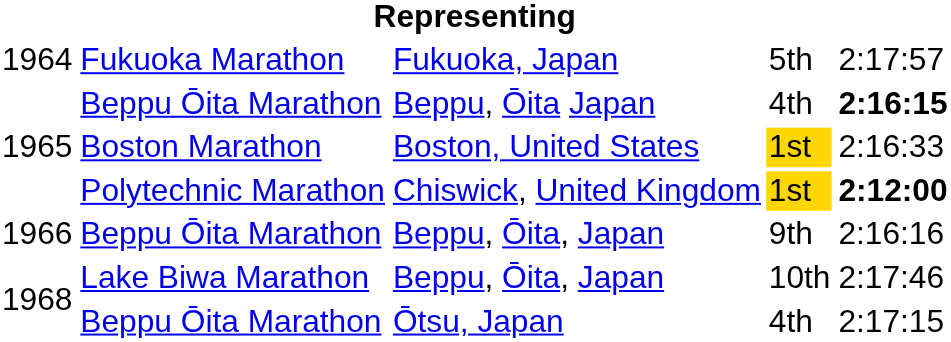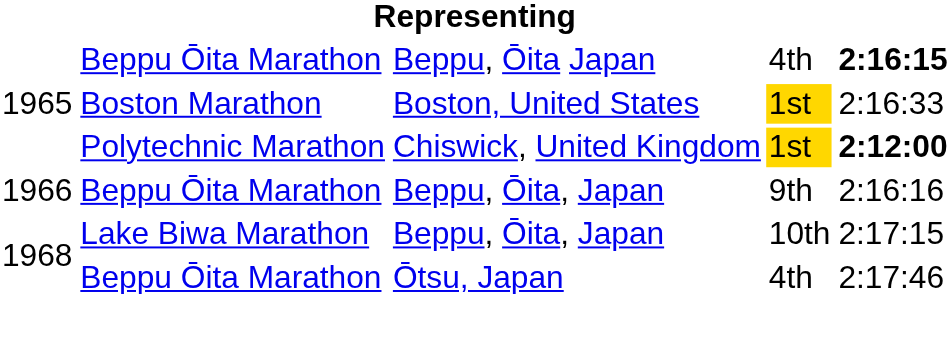- row: (506, 59)
(891, 277) 2:17:46 -> (891, 234) 2:17:15
(891, 321) 2:17:15 -> (891, 277) 2:17:46
